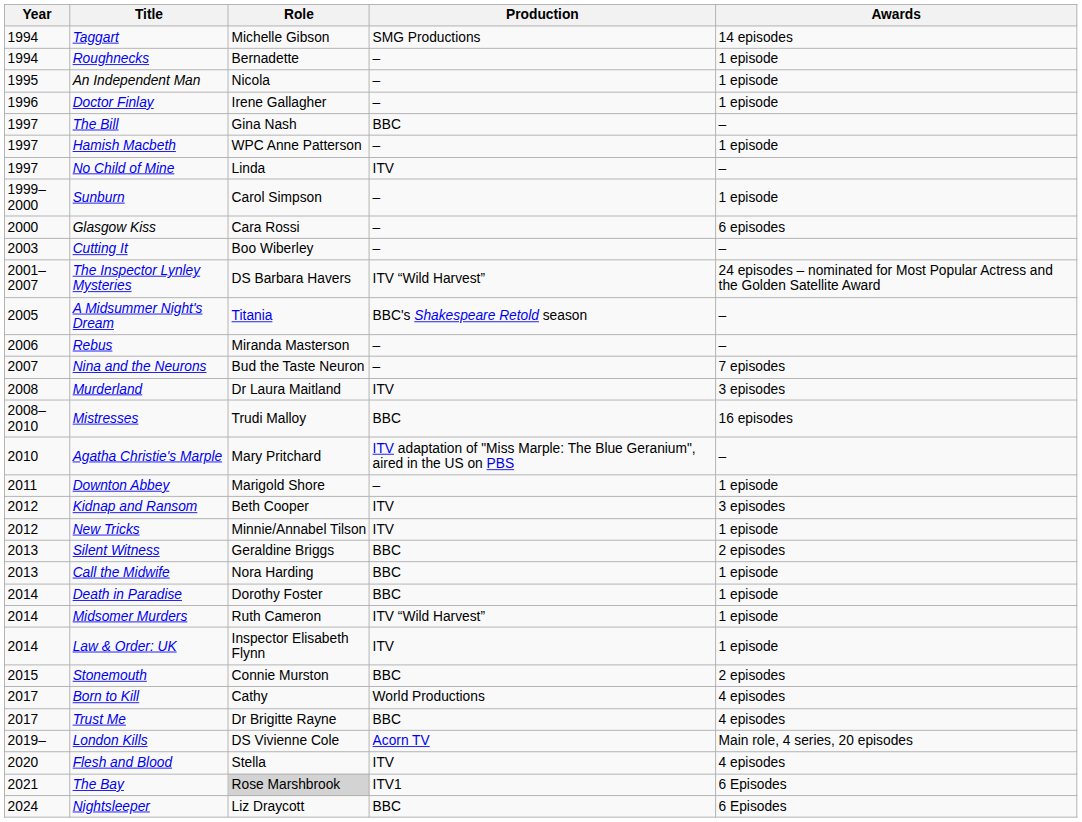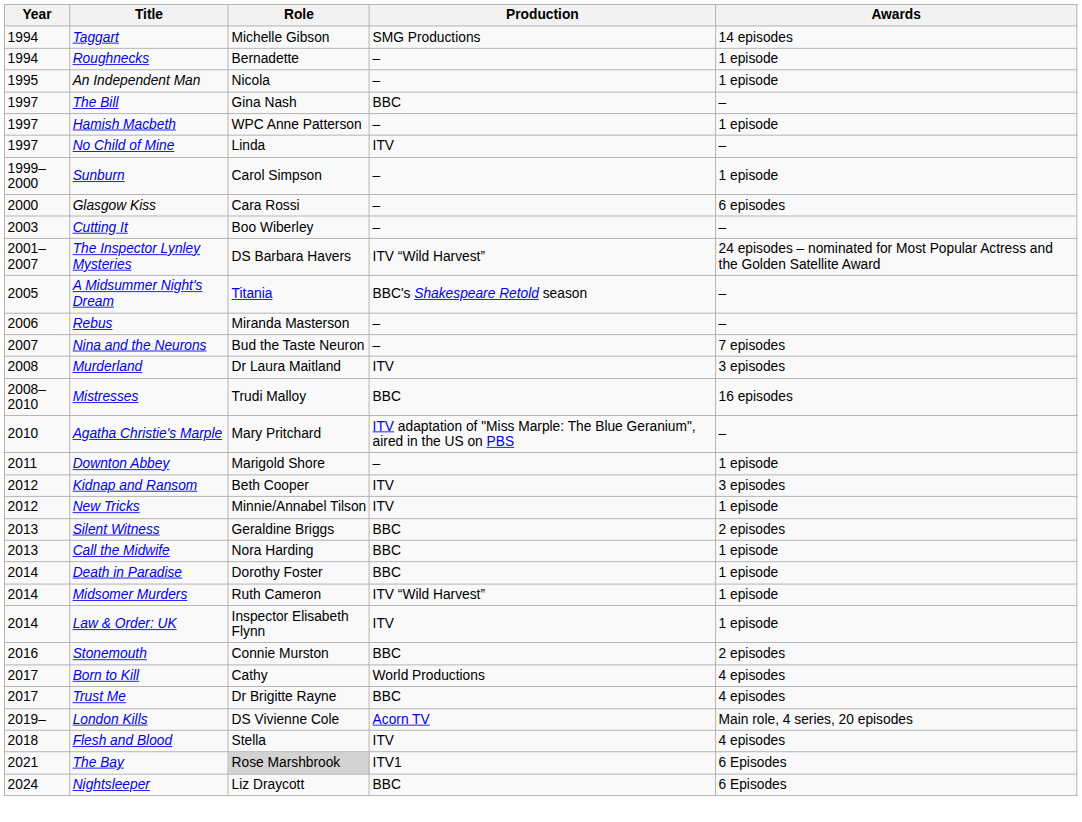- row: (113, 102)
(23, 675) 2015 -> (23, 653) 2016
(23, 762) 2020 -> (23, 741) 2018
